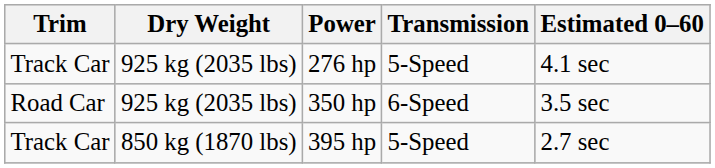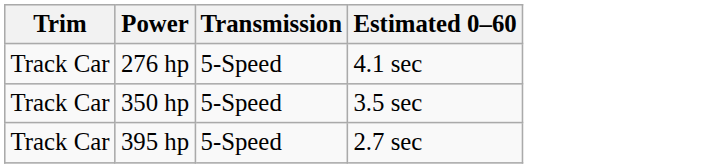- column: (209, 24)
(58, 102) Road Car -> (60, 102) Track Car
(428, 102) 6-Speed -> (241, 102) 5-Speed
